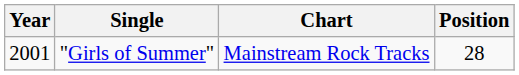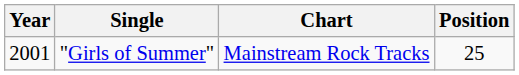(474, 53) 28 -> (474, 53) 25
